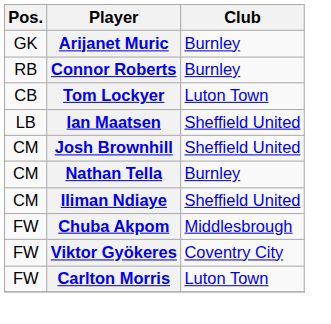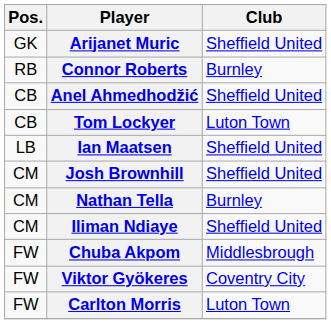(212, 43) Burnley -> (264, 43) Sheffield United
+ row: (125, 95)
